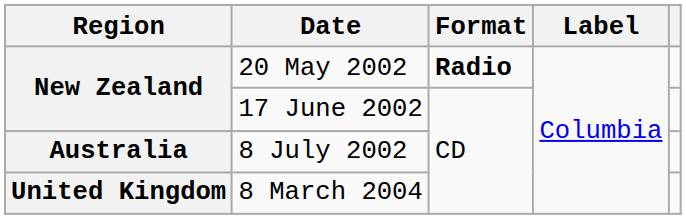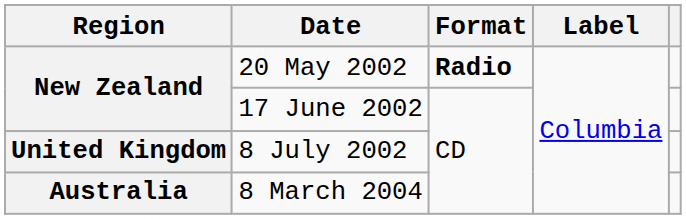(119, 151) Australia -> (119, 151) United Kingdom
(119, 193) United Kingdom -> (119, 193) Australia
